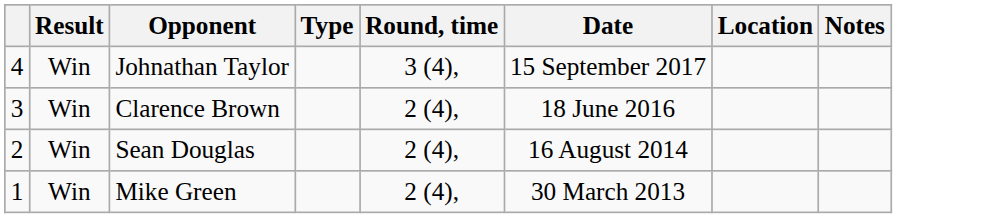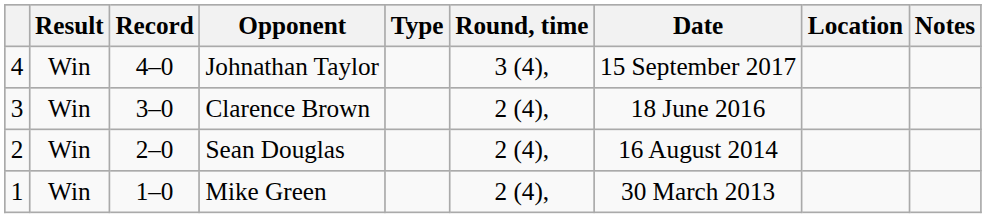+ column: (155, 25)
